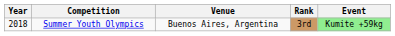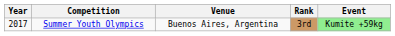(18, 24) 2018 -> (18, 24) 2017
